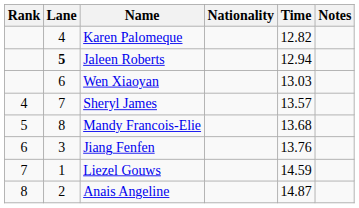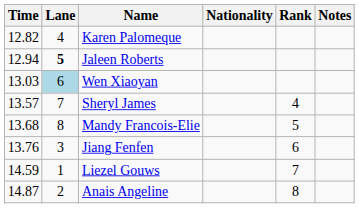columns swapped: (24, 15) <-> (296, 15)
(62, 81) no background -> (60, 81) lightblue background
